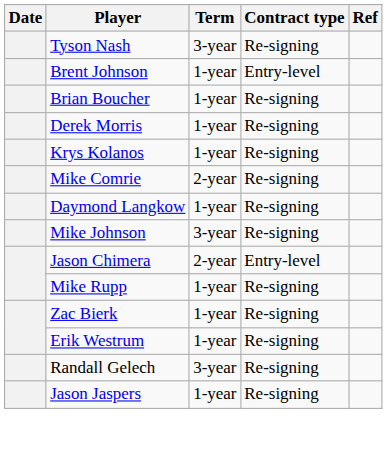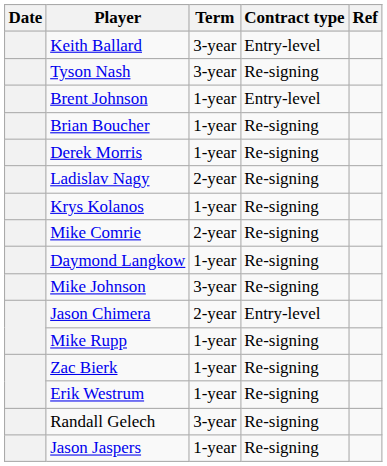+ row: (96, 44)
+ row: (100, 179)
